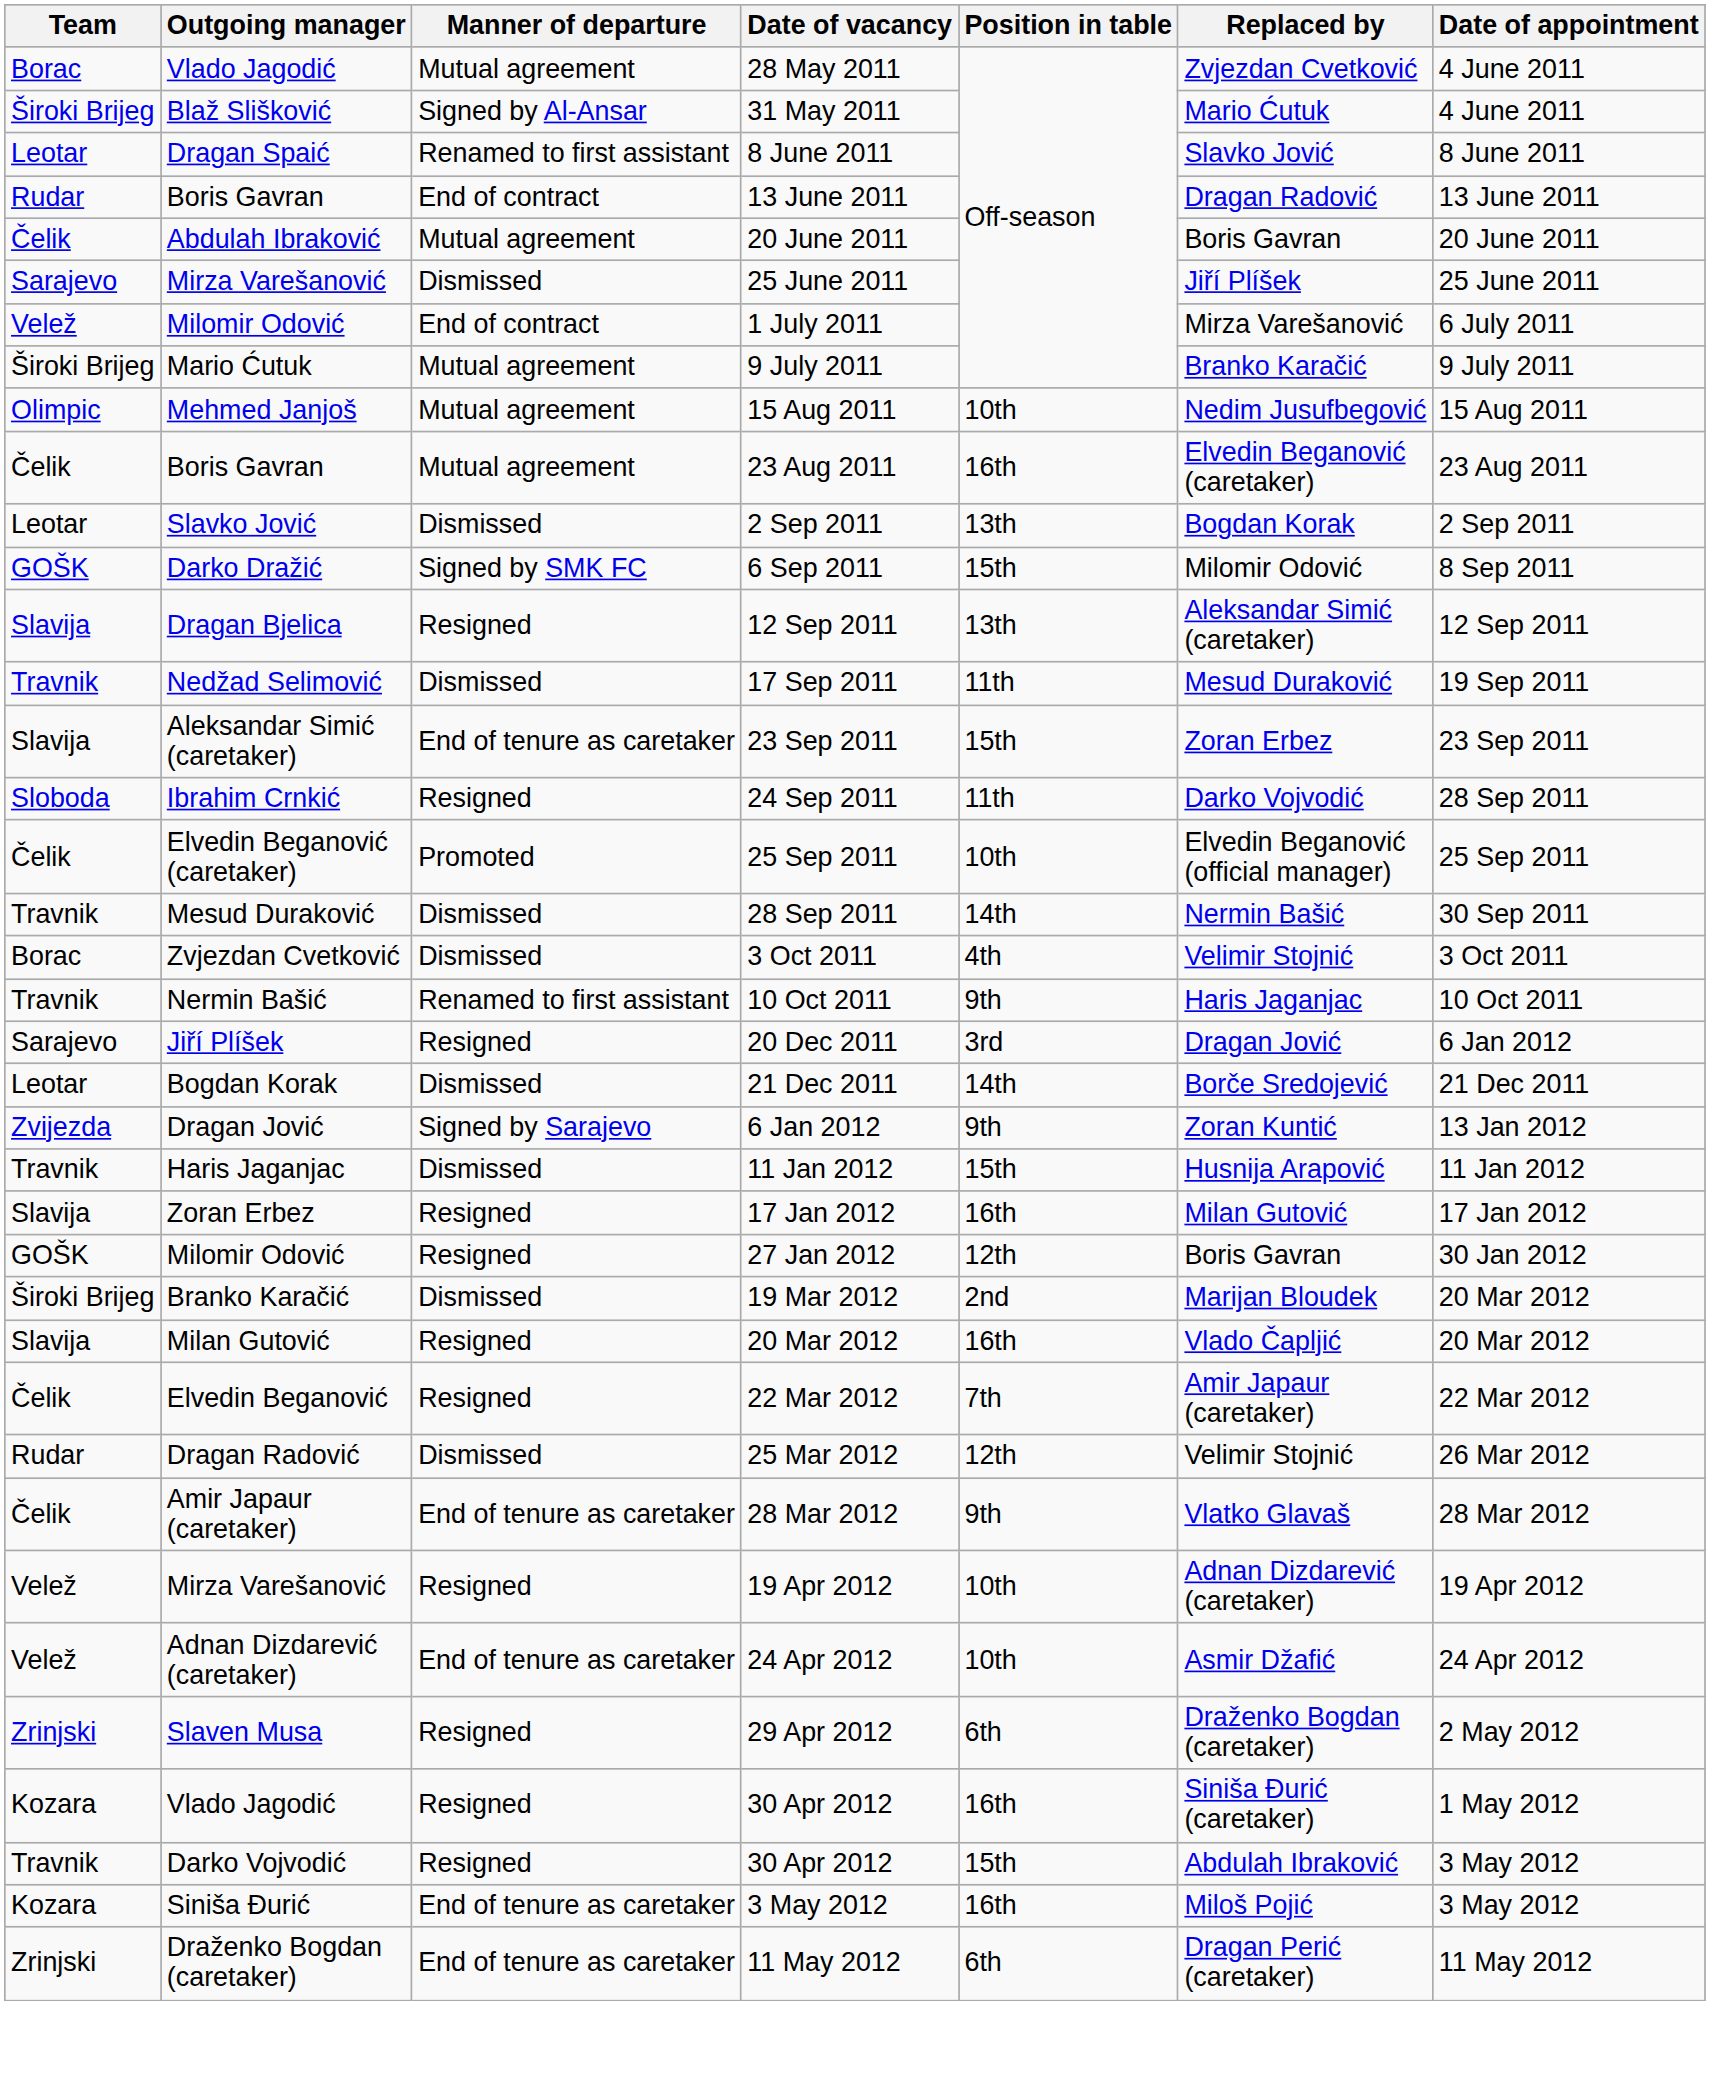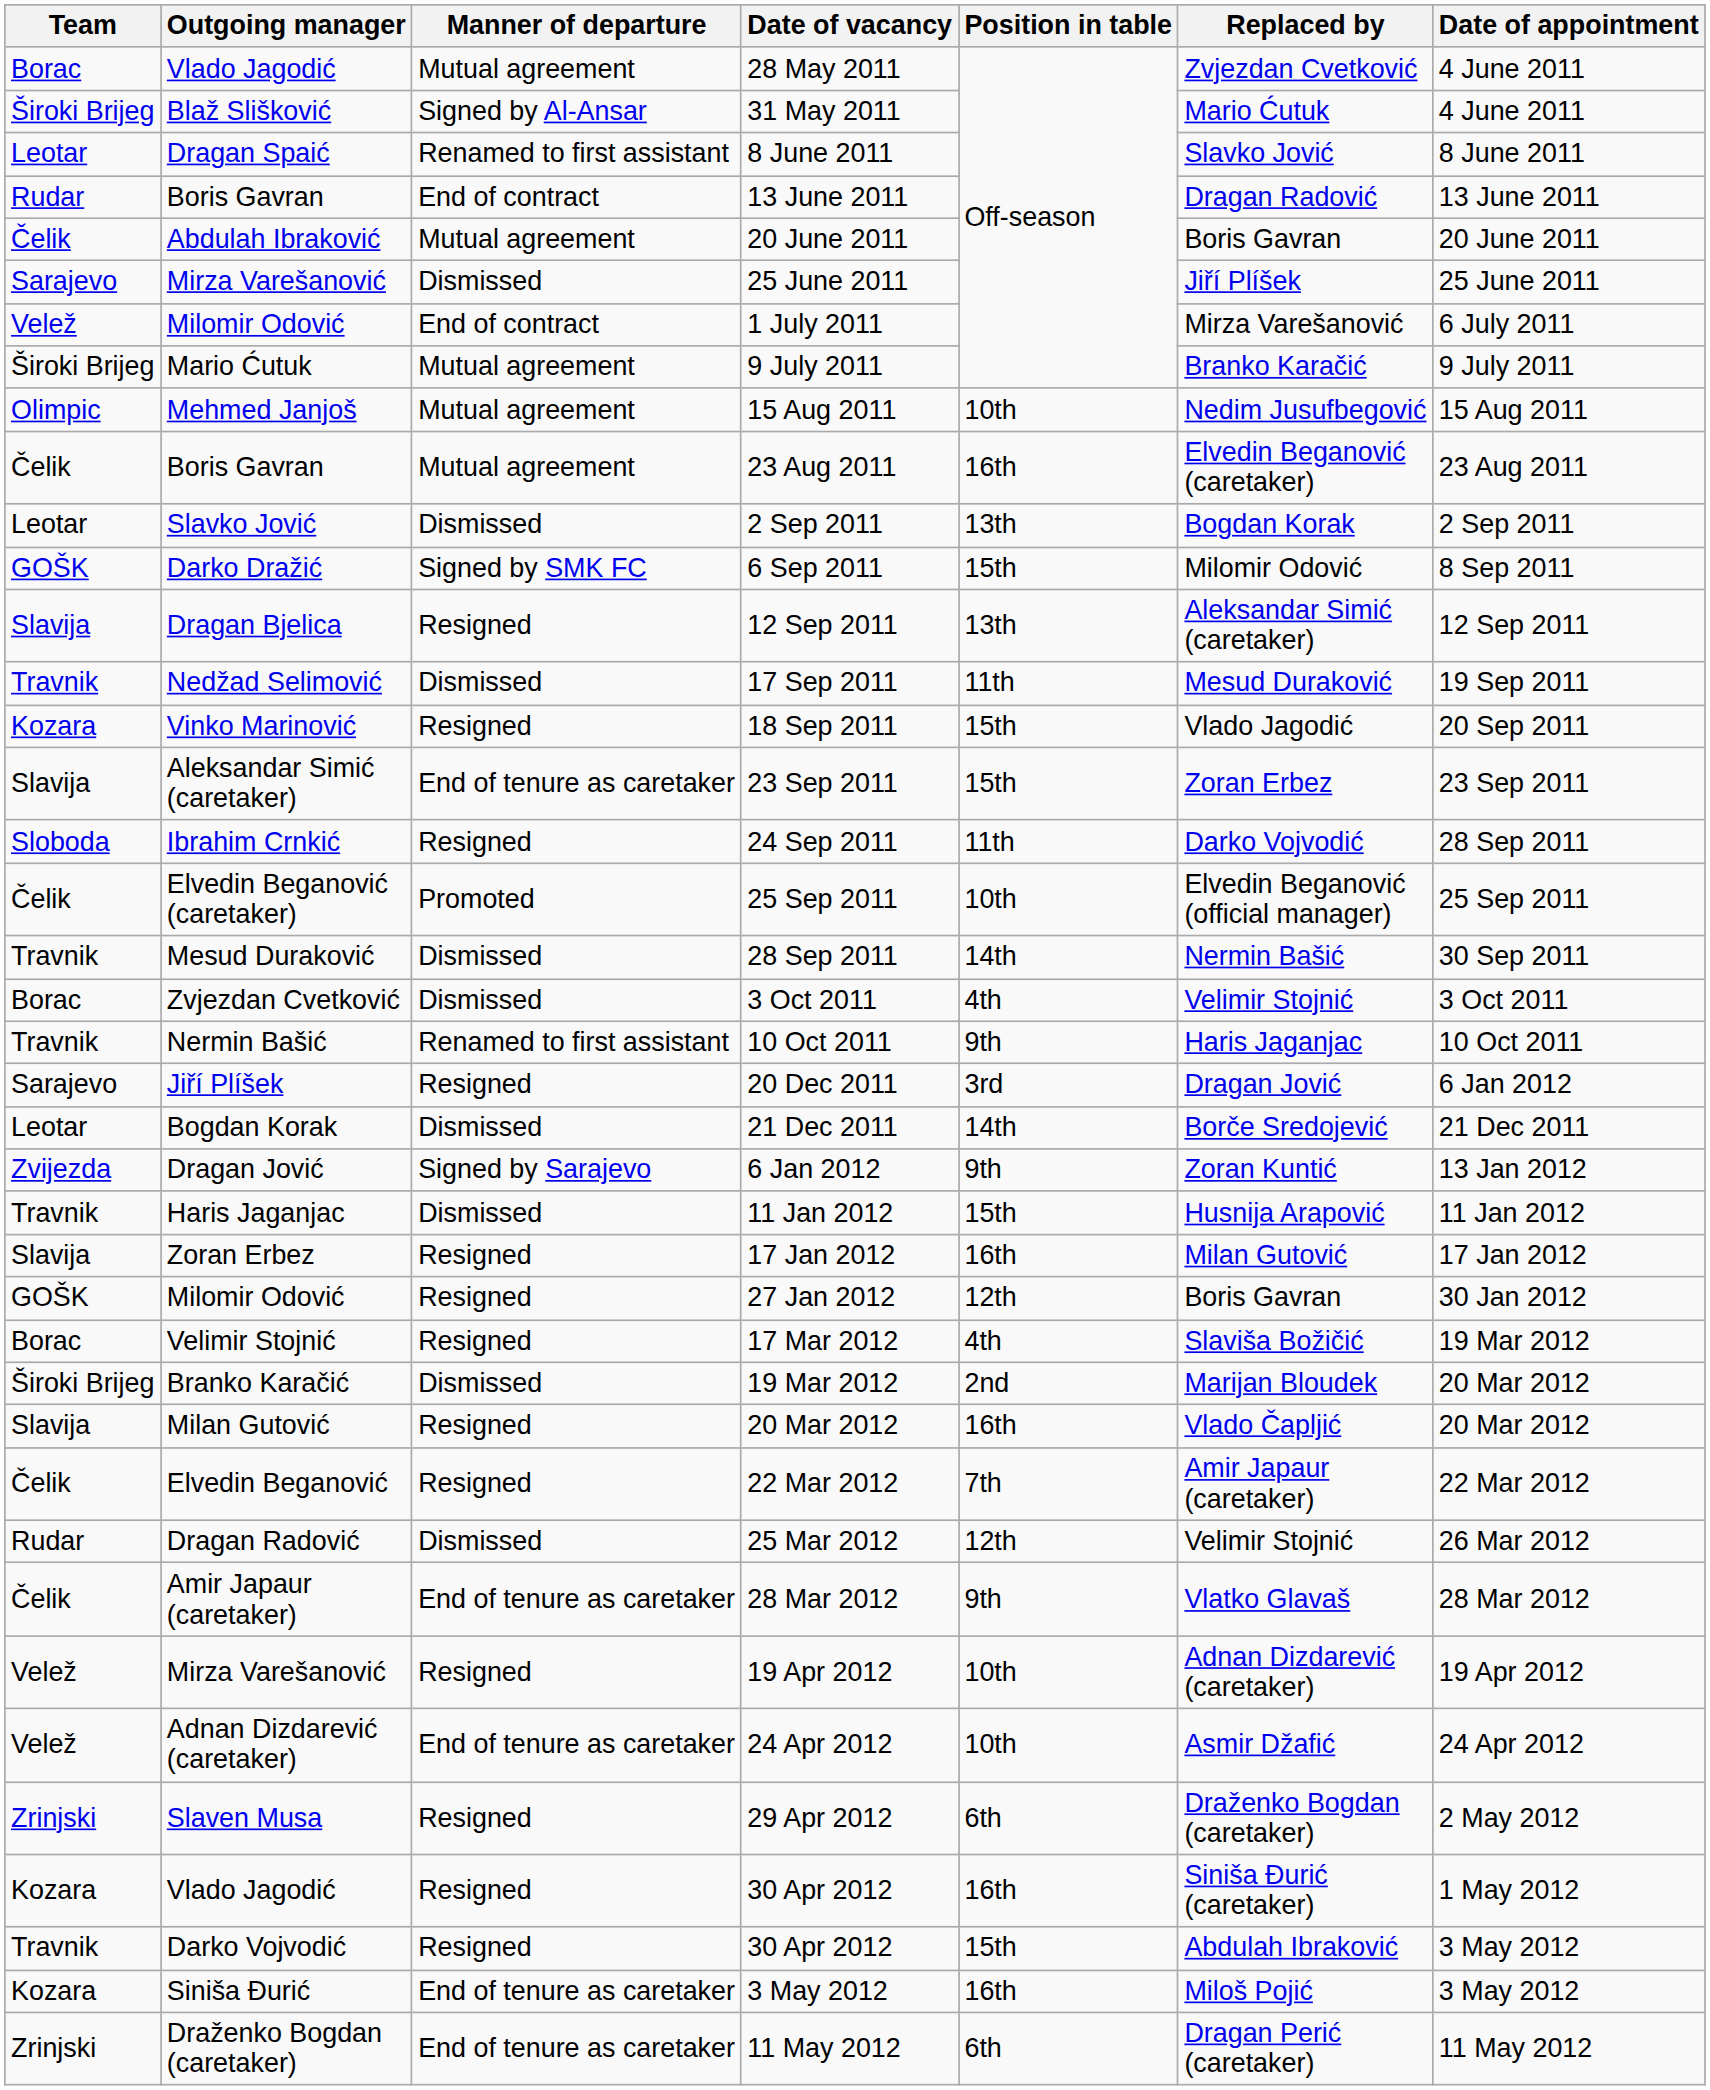+ row: (261, 725)
+ row: (251, 1340)
